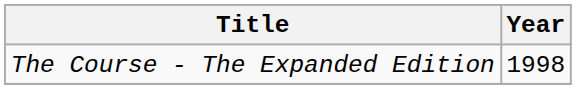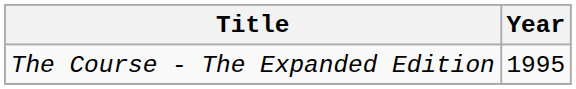(536, 65) 1998 -> (536, 65) 1995
